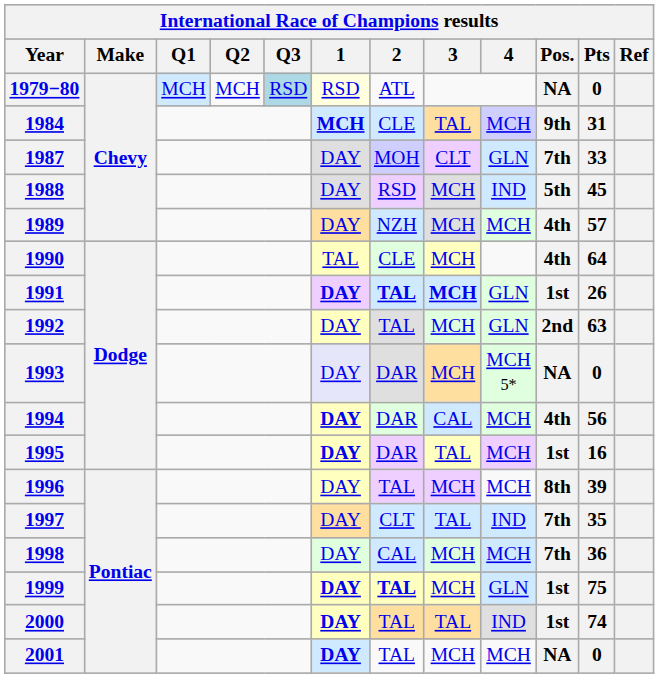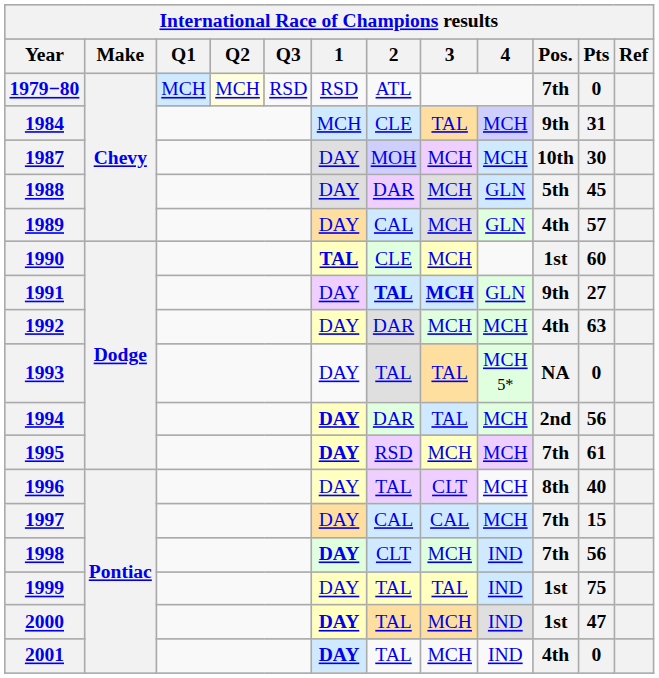(238, 89) no background -> (238, 89) lightyellow background
(288, 89) lightblue background -> (288, 89) no background
(341, 89) lightyellow background -> (339, 89) no background
(557, 89) NA -> (555, 89) 7th
(341, 123) bold -> (339, 123) normal
(453, 156) CLT -> (450, 156) MCH
(509, 156) GLN -> (505, 156) MCH
(557, 156) 7th -> (555, 156) 10th
(597, 156) 33 -> (596, 156) 30
(397, 190) RSD -> (394, 190) DAR
(509, 190) IND -> (505, 190) GLN
(397, 224) NZH -> (394, 224) CAL
(509, 224) MCH -> (505, 224) GLN
(341, 258) normal -> (339, 258) bold
(557, 258) 4th -> (555, 258) 1st
(597, 258) 64 -> (596, 258) 60
(341, 292) bold -> (339, 292) normal
(557, 292) 1st -> (555, 292) 9th
(597, 292) 26 -> (596, 292) 27
(397, 326) TAL -> (394, 326) DAR
(509, 326) GLN -> (505, 326) MCH
(557, 326) 2nd -> (555, 326) 4th
(341, 372) lavender background -> (339, 372) no background
(397, 372) DAR -> (394, 372) TAL
(453, 372) MCH -> (450, 372) TAL
(453, 418) CAL -> (450, 418) TAL
(557, 418) 4th -> (555, 418) 2nd
(397, 452) DAR -> (394, 452) RSD
(453, 452) TAL -> (450, 452) MCH
(557, 452) 1st -> (555, 452) 7th
(597, 452) 16 -> (596, 452) 61
(453, 486) MCH -> (450, 486) CLT
(597, 486) 39 -> (596, 486) 40
(397, 520) CLT -> (394, 520) CAL
(453, 520) TAL -> (450, 520) CAL
(509, 520) IND -> (505, 520) MCH
(597, 520) 35 -> (596, 520) 15
(341, 553) normal -> (339, 553) bold
(397, 553) CAL -> (394, 553) CLT
(509, 553) MCH -> (505, 553) IND
(597, 553) 36 -> (596, 553) 56
(341, 587) bold -> (339, 587) normal
(397, 587) bold -> (394, 587) normal
(453, 587) MCH -> (450, 587) TAL
(509, 587) GLN -> (505, 587) IND
(453, 621) TAL -> (450, 621) MCH
(597, 621) 74 -> (596, 621) 47
(509, 655) MCH -> (505, 655) IND
(557, 655) NA -> (555, 655) 4th
